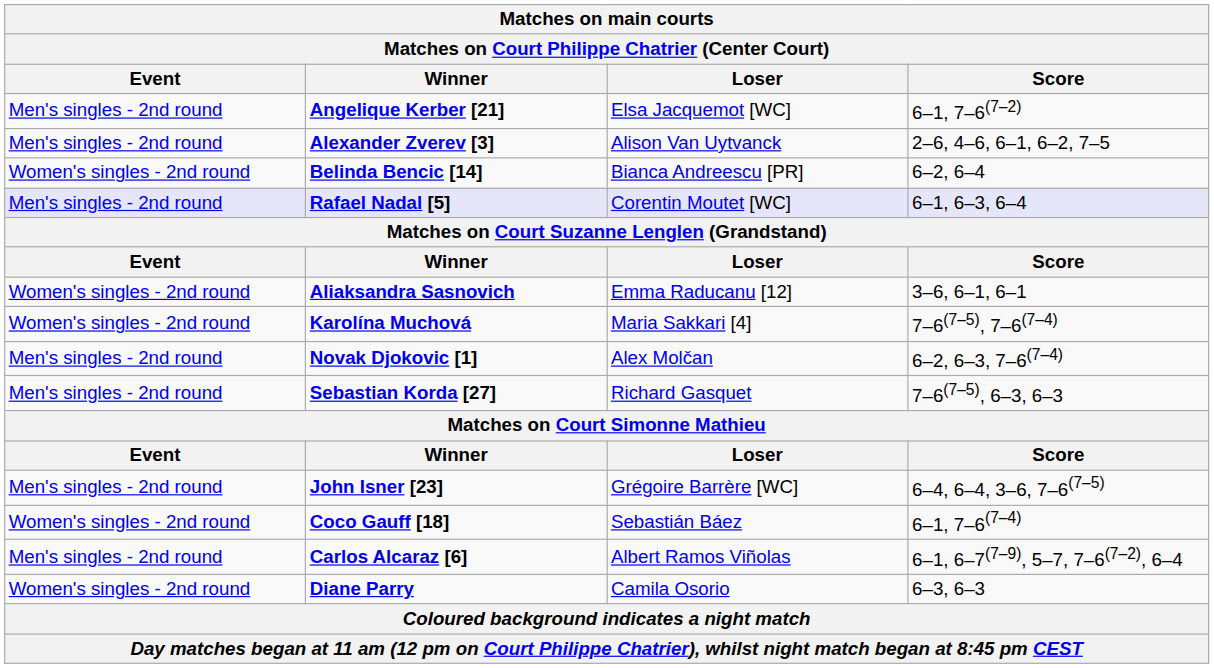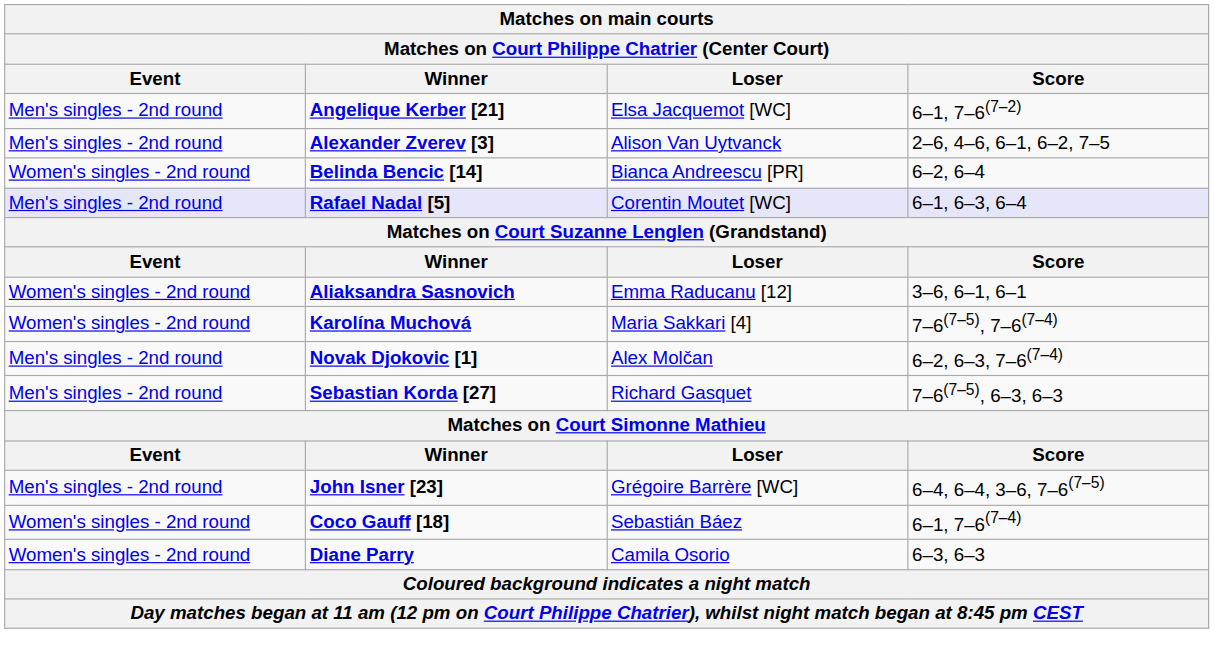- row: (389, 556)
